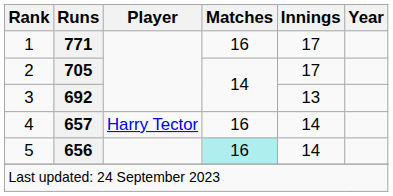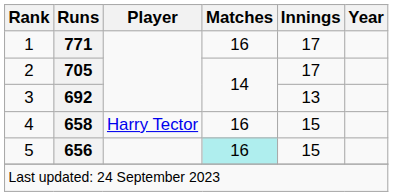(78, 124) 657 -> (78, 124) 658
(311, 124) 14 -> (311, 124) 15
(311, 151) 14 -> (311, 151) 15
